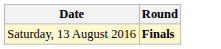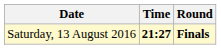+ column: (156, 14)
